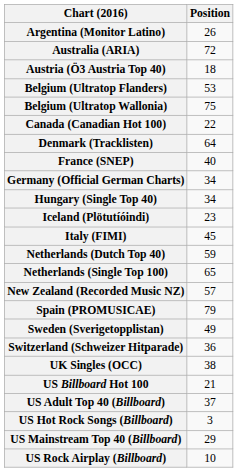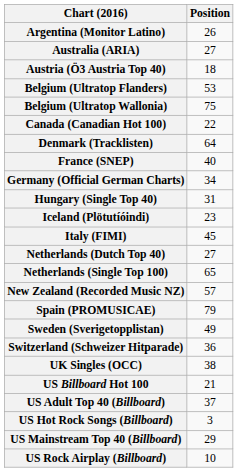(210, 50) 72 -> (210, 50) 27
(210, 198) 34 -> (210, 198) 31
(210, 254) 59 -> (210, 254) 27
